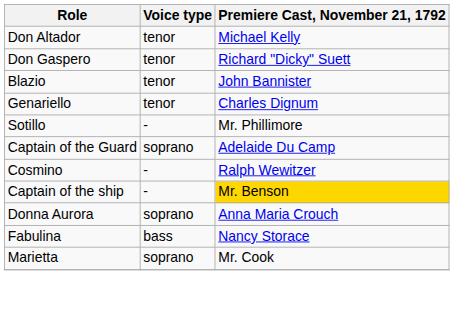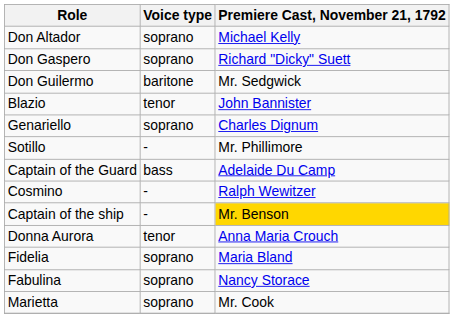(159, 37) tenor -> (168, 37) soprano
(159, 59) tenor -> (168, 59) soprano
+ row: (51, 81)
(159, 103) tenor -> (168, 125) soprano
(168, 147) soprano -> (158, 170) bass
(168, 214) soprano -> (159, 236) tenor
+ row: (28, 258)
(158, 236) bass -> (168, 280) soprano
